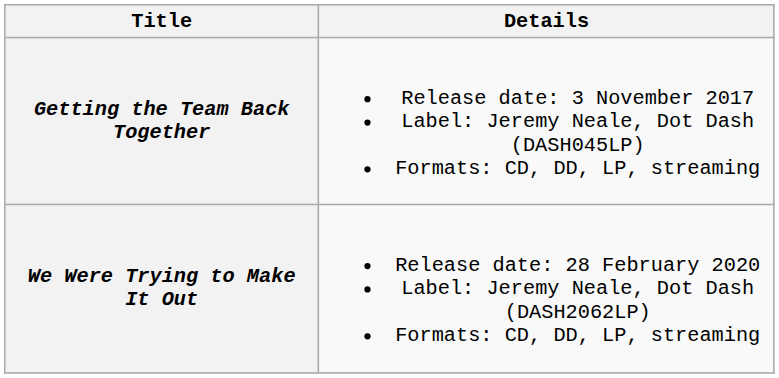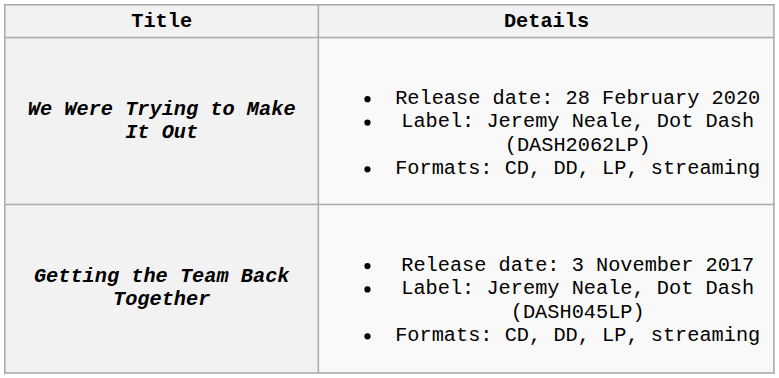rows swapped: (162, 121) <-> (162, 289)
